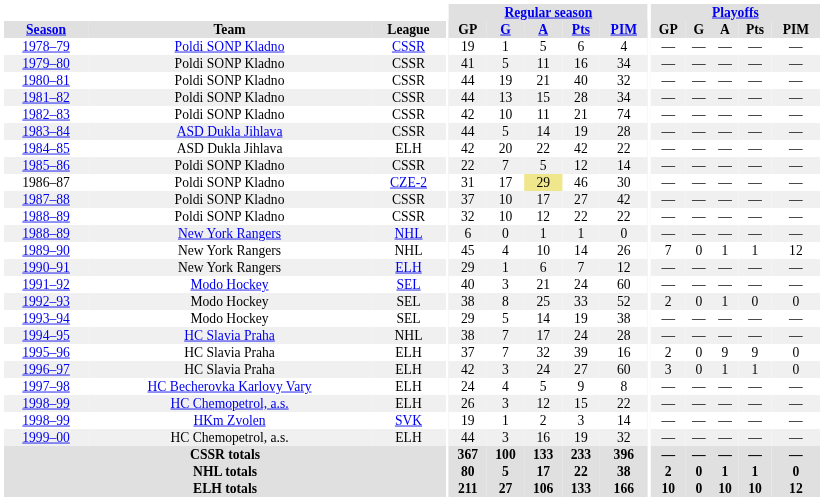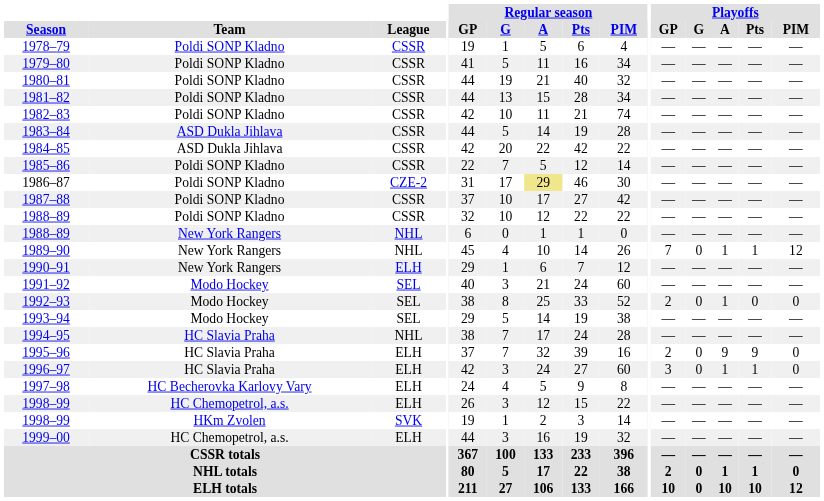(409, 148) ELH -> (409, 148) CSSR
